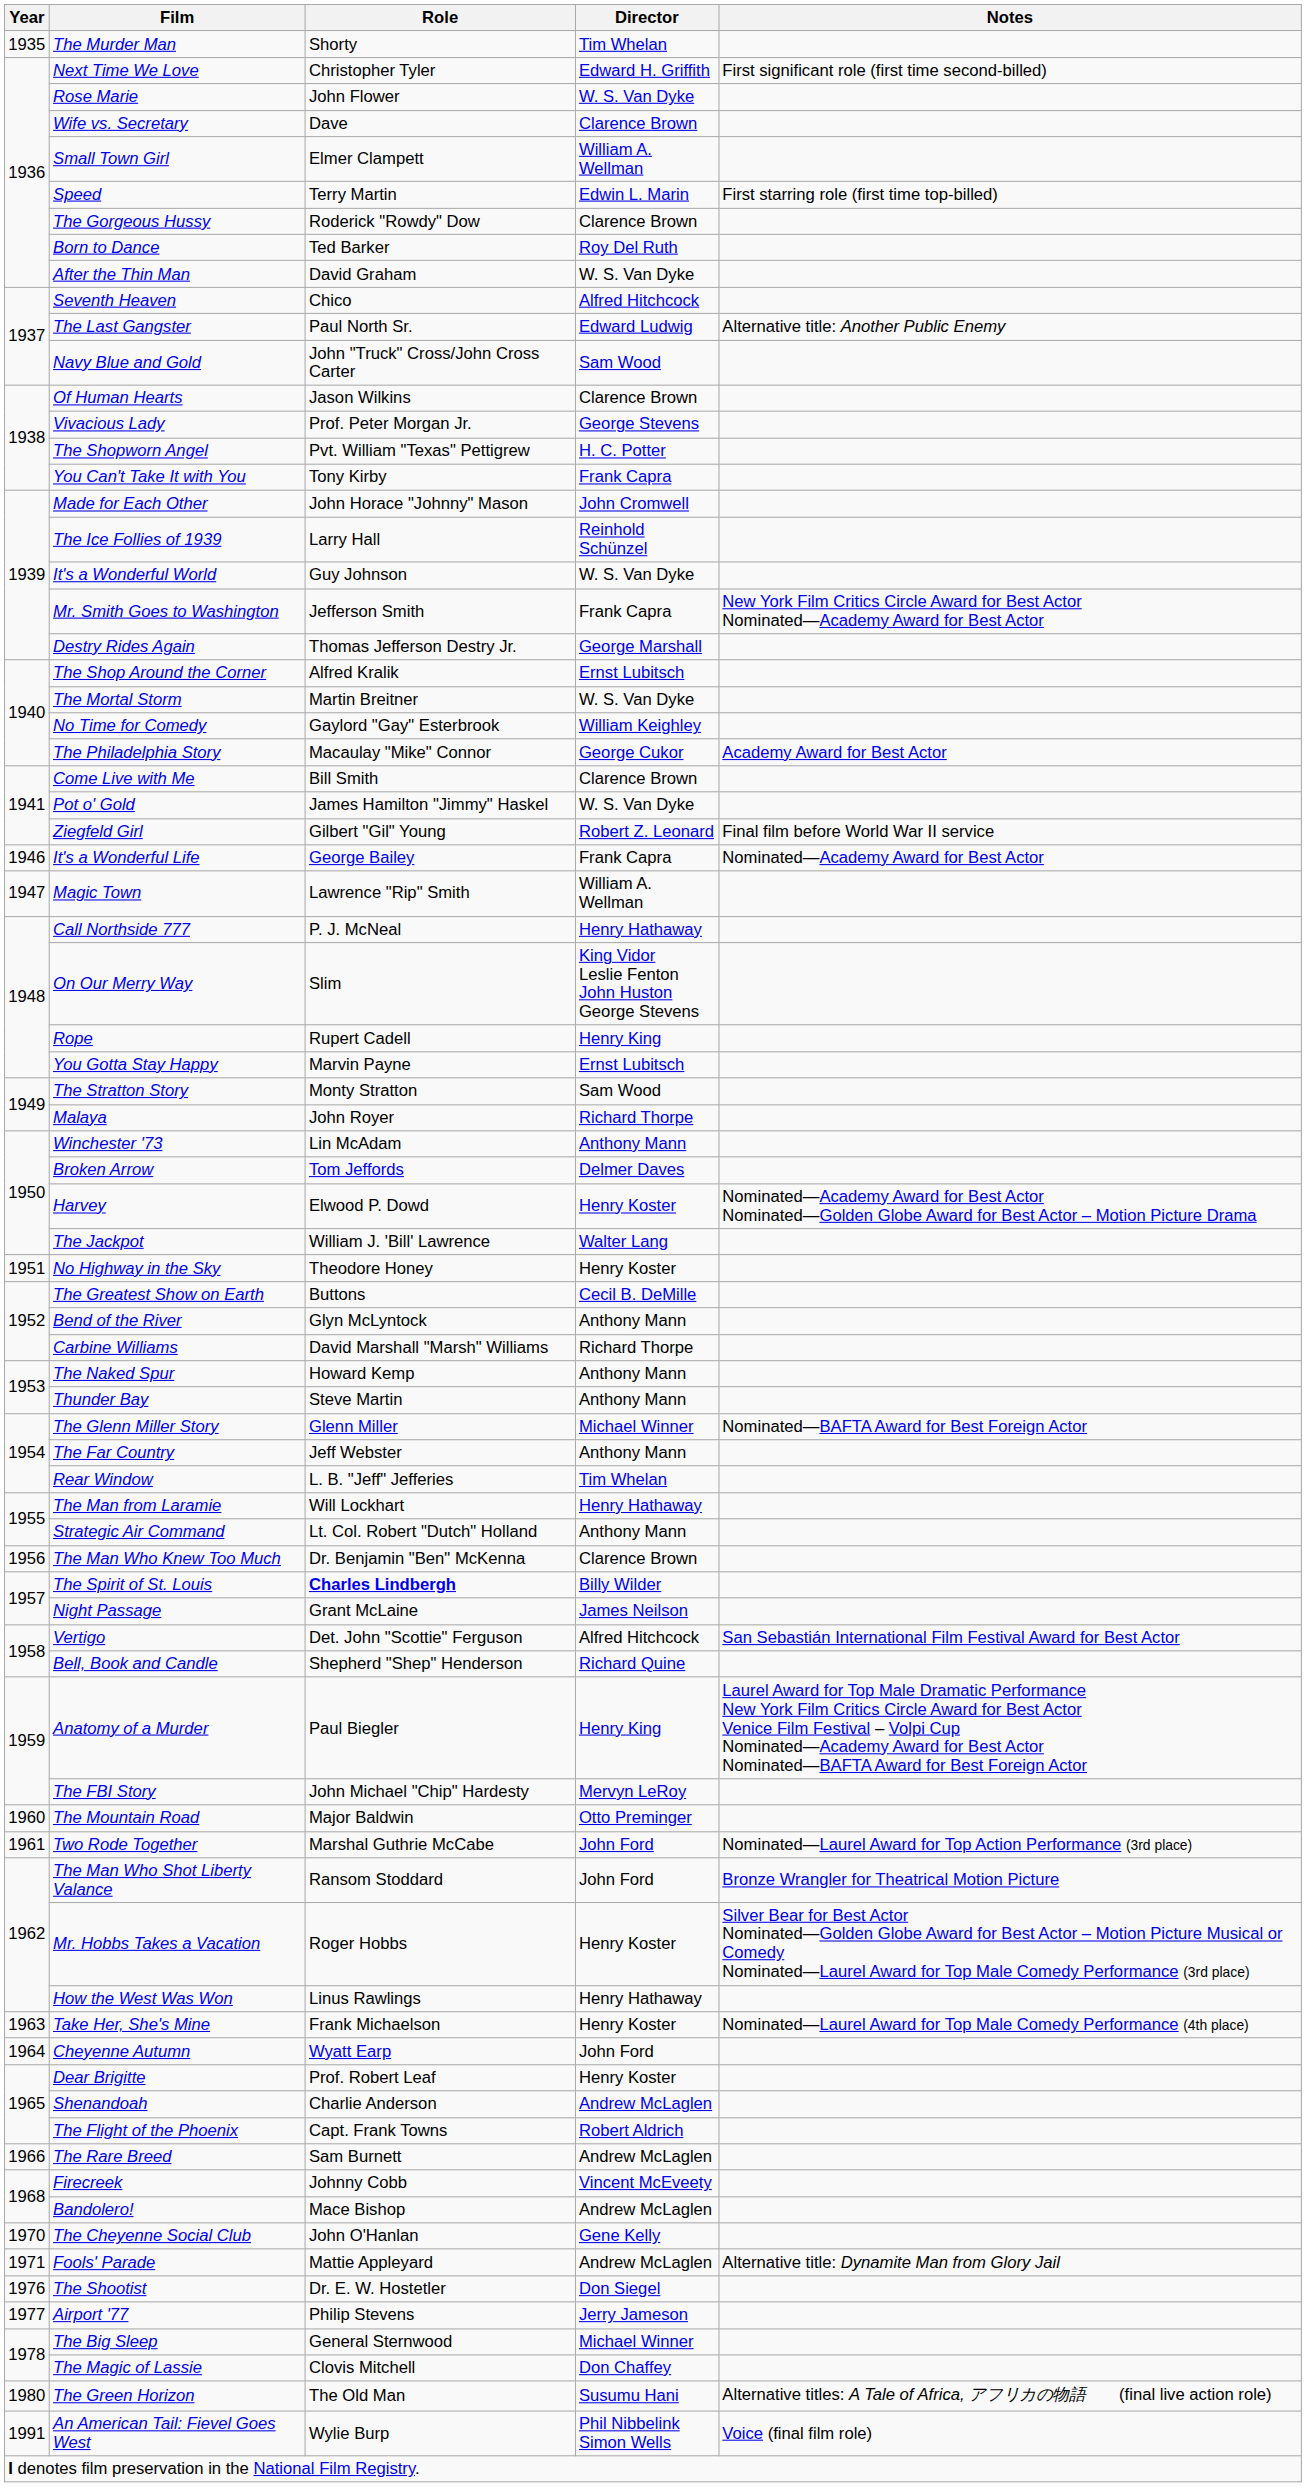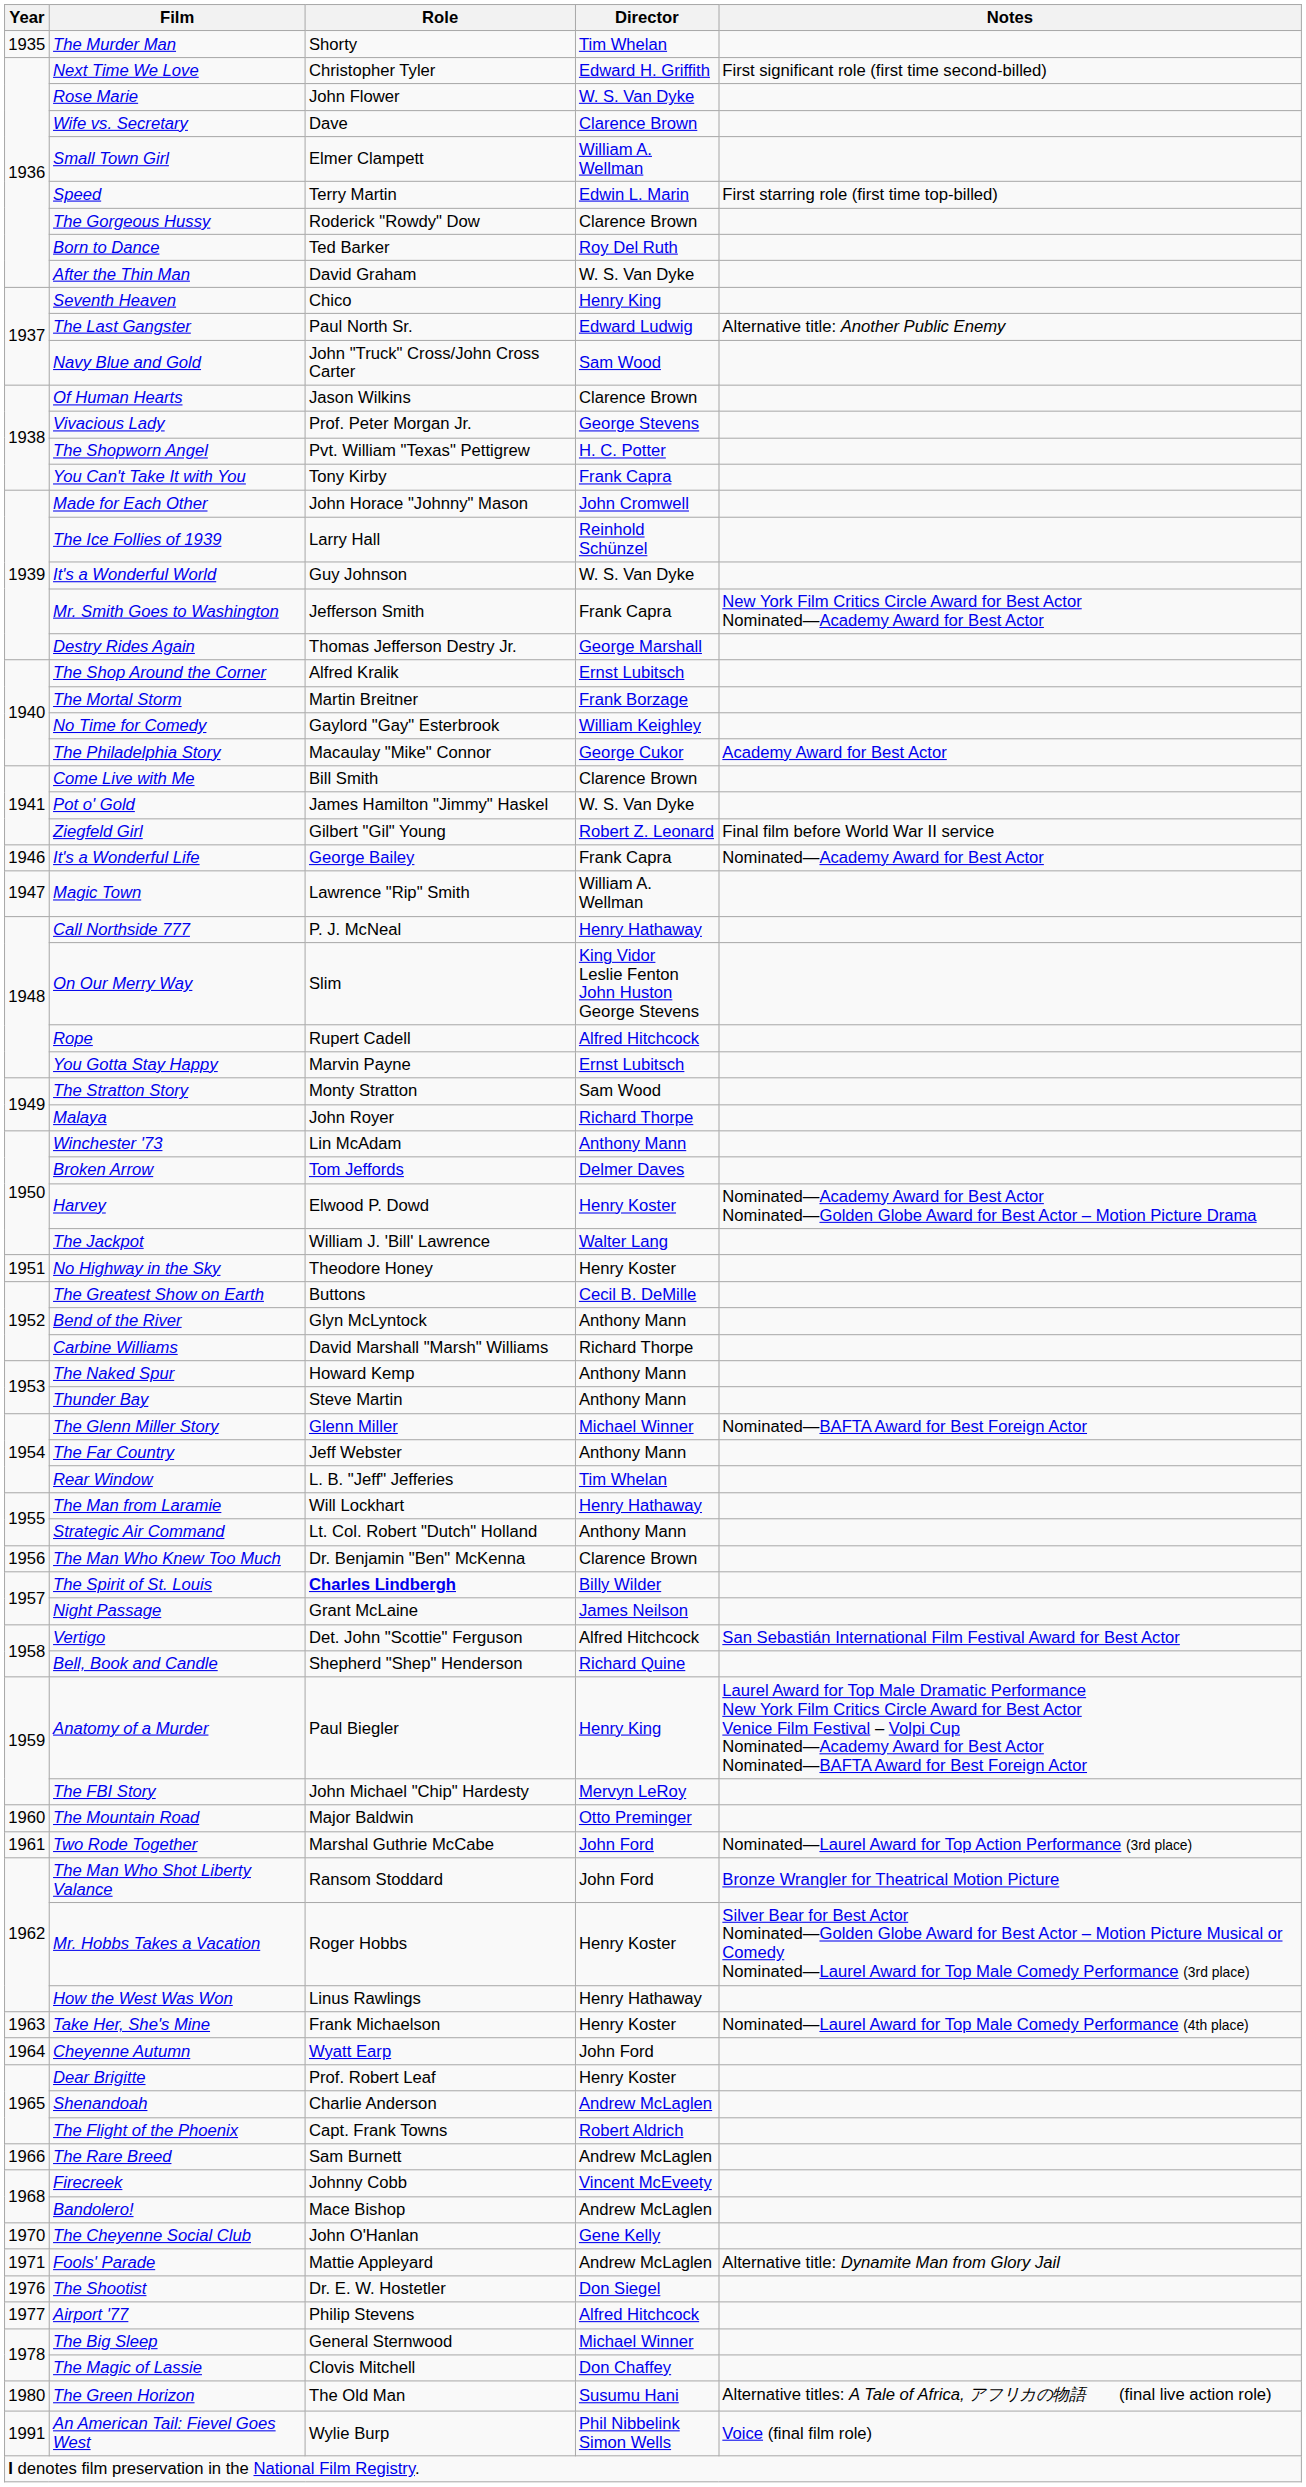(639, 300) Alfred Hitchcock -> (620, 300) Henry King
(637, 699) W. S. Van Dyke -> (633, 699) Frank Borzage
(620, 1038) Henry King -> (639, 1038) Alfred Hitchcock
(633, 2315) Jerry Jameson -> (639, 2315) Alfred Hitchcock
